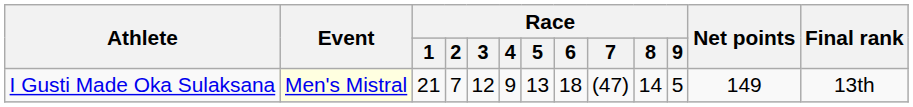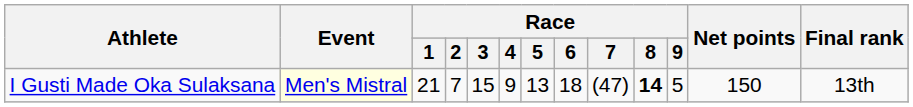(483, 86) 12 -> (483, 86) 15
(650, 86) normal -> (650, 86) bold
(744, 86) 149 -> (744, 86) 150
